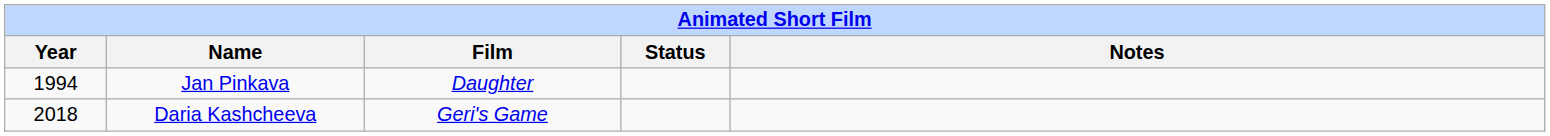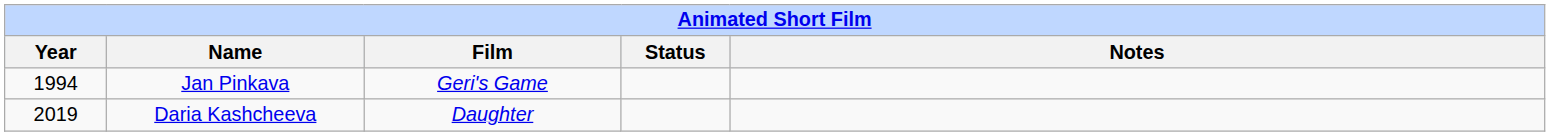(492, 83) Daughter -> (492, 83) Geri's Game
(56, 114) 2018 -> (56, 114) 2019
(492, 114) Geri's Game -> (492, 114) Daughter
